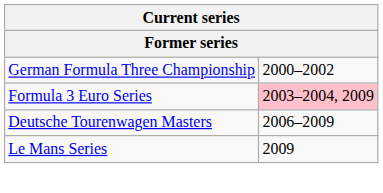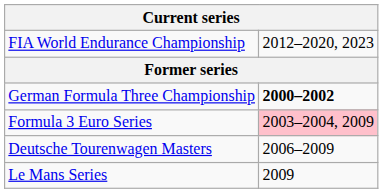+ row: (127, 43)
(298, 69) normal -> (298, 95) bold
